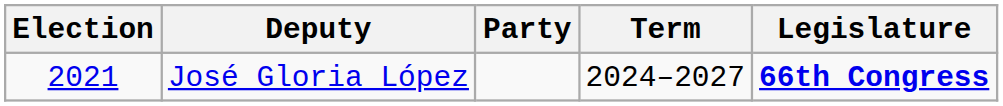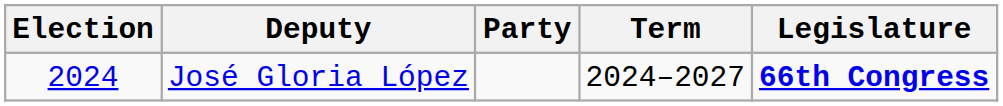(83, 77) 2021 -> (83, 77) 2024
